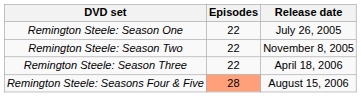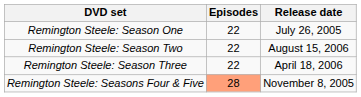(309, 48) November 8, 2005 -> (309, 48) August 15, 2006
(309, 83) August 15, 2006 -> (309, 83) November 8, 2005
